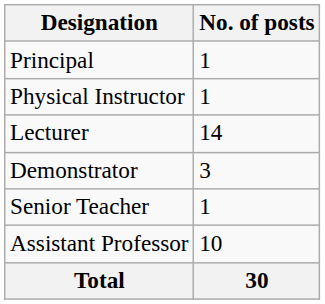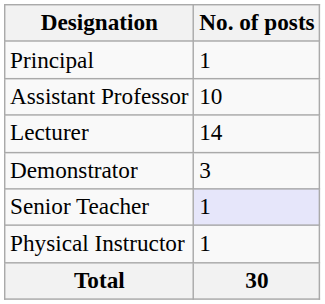rows swapped: (99, 243) <-> (97, 96)
(205, 206) no background -> (205, 206) lavender background
